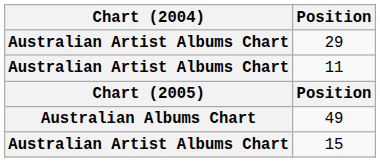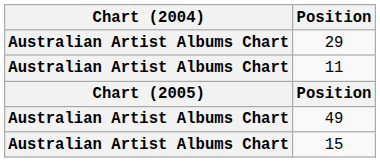(149, 119) Australian Albums Chart -> (149, 119) Australian Artist Albums Chart
